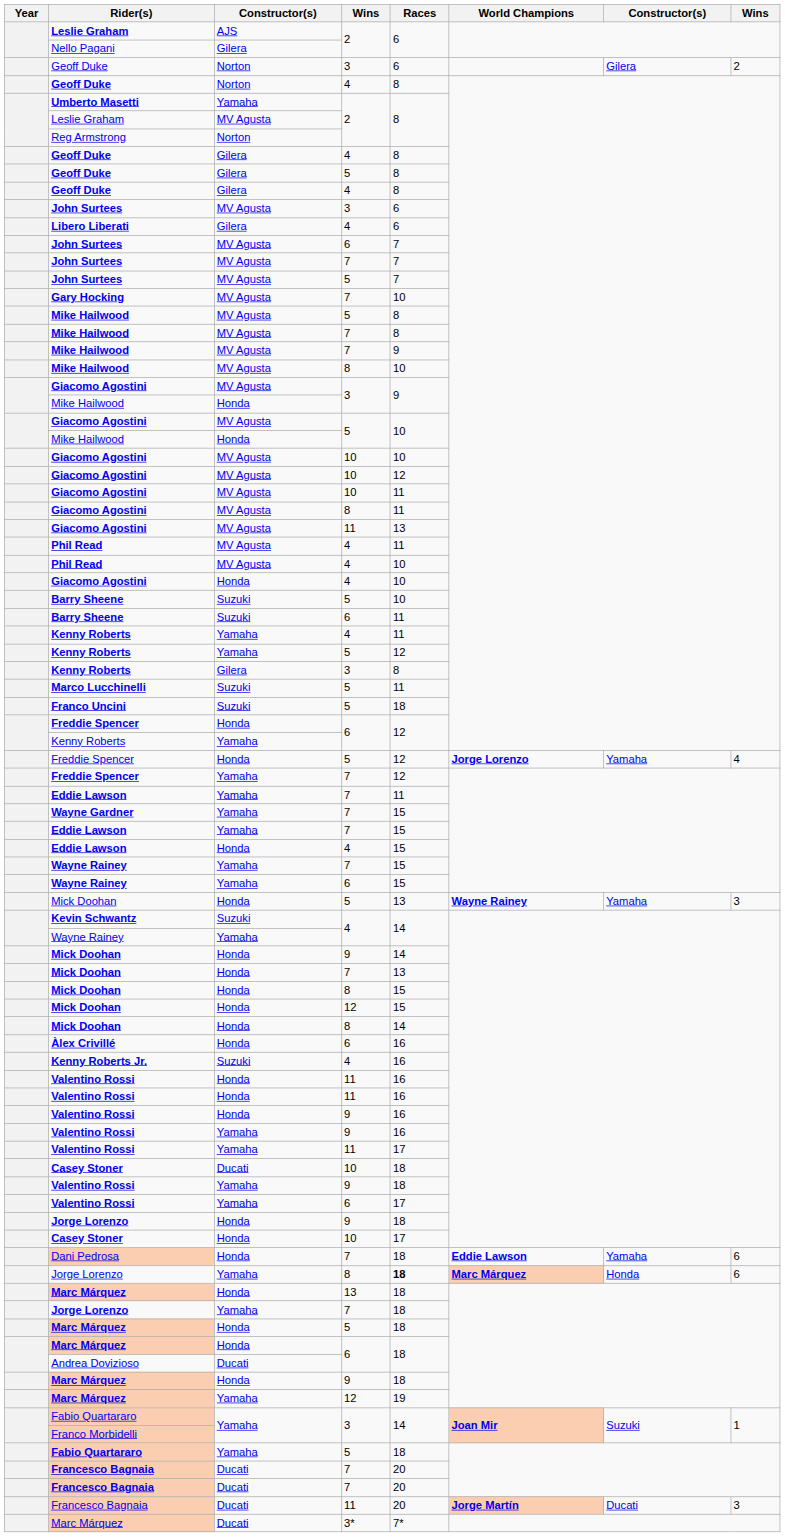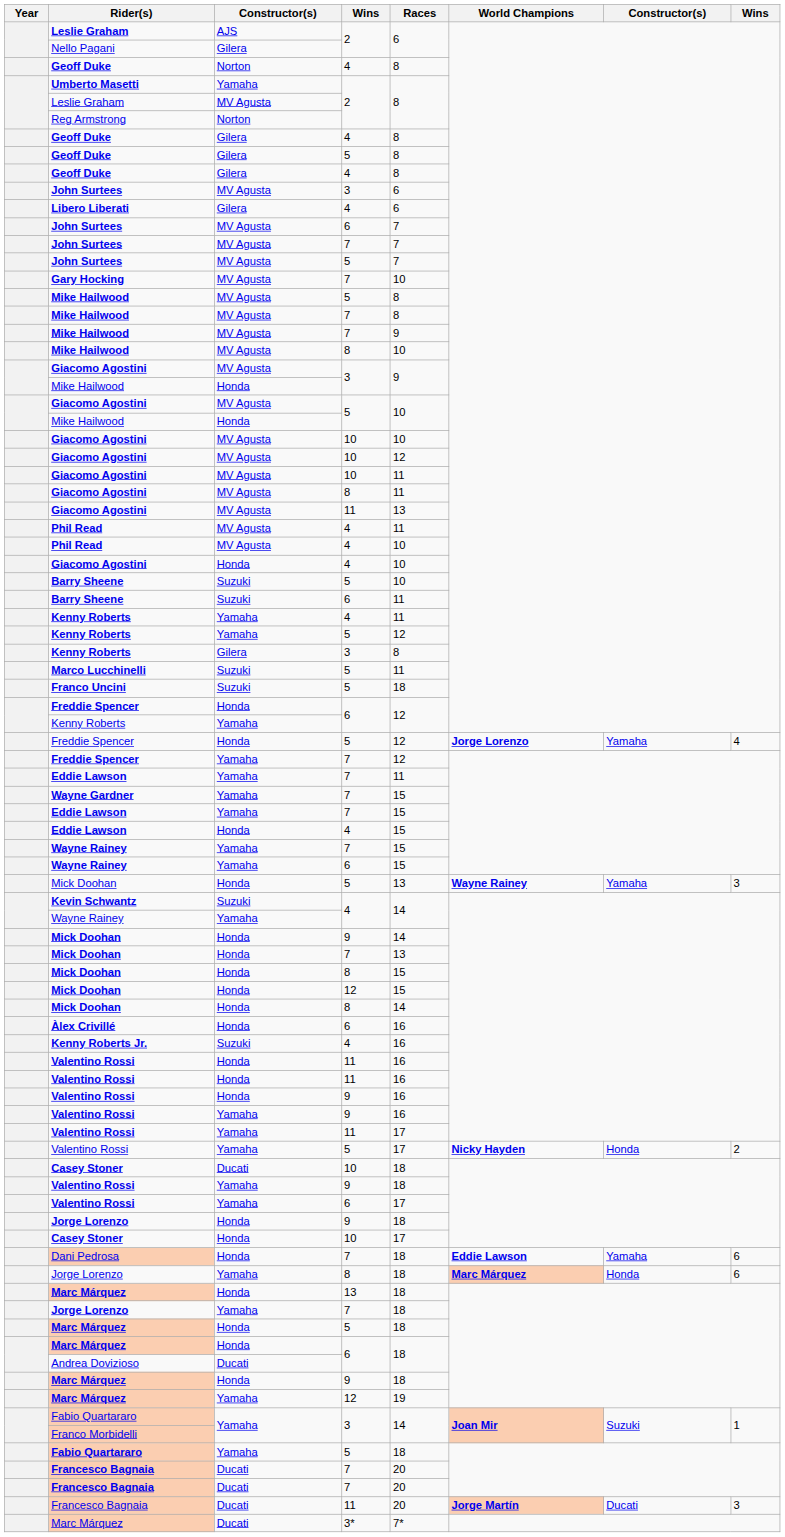- row: (79, 66)
+ row: (90, 1150)
(399, 1274) bold -> (399, 1274) normal
